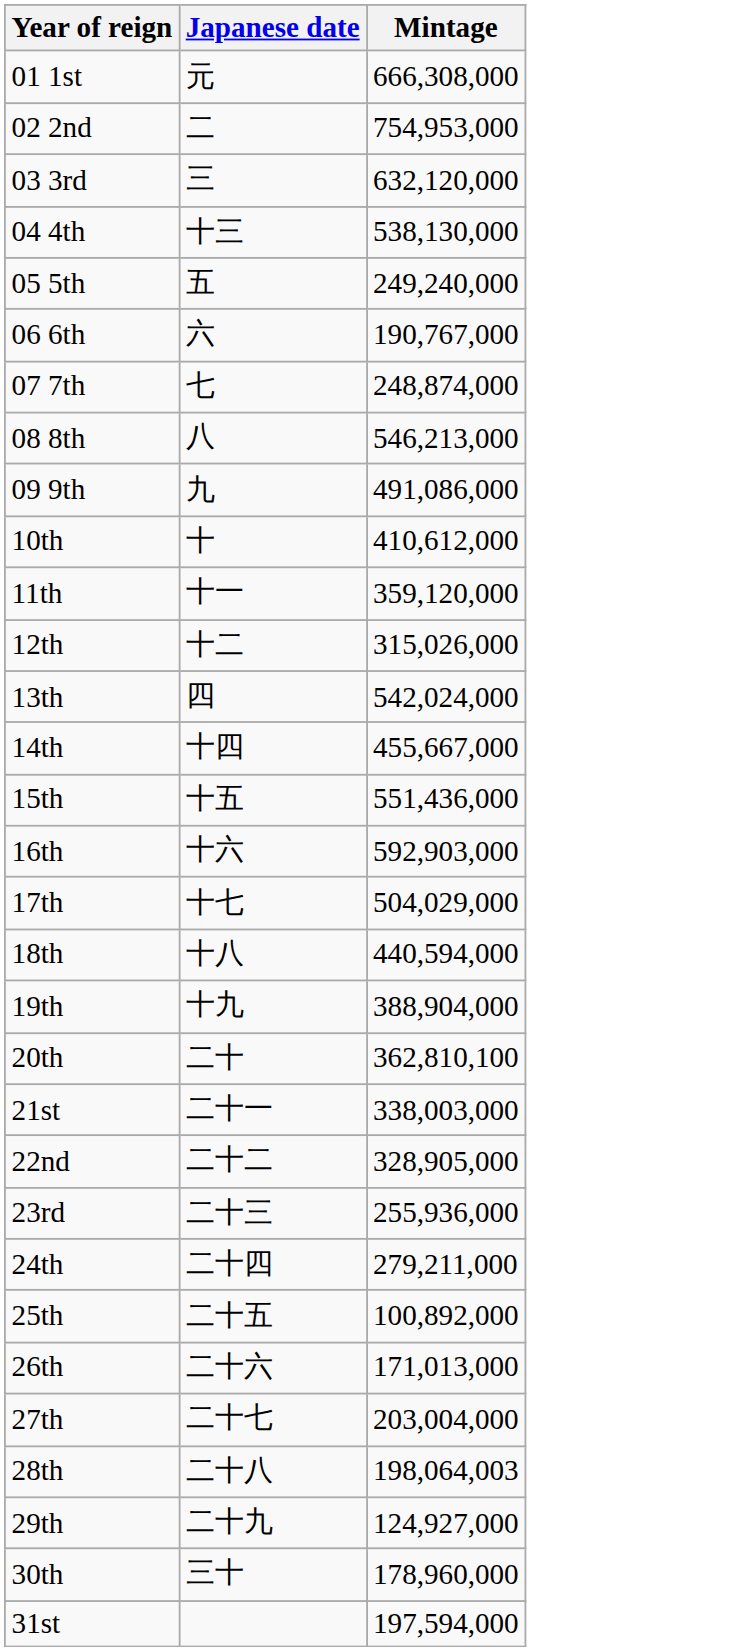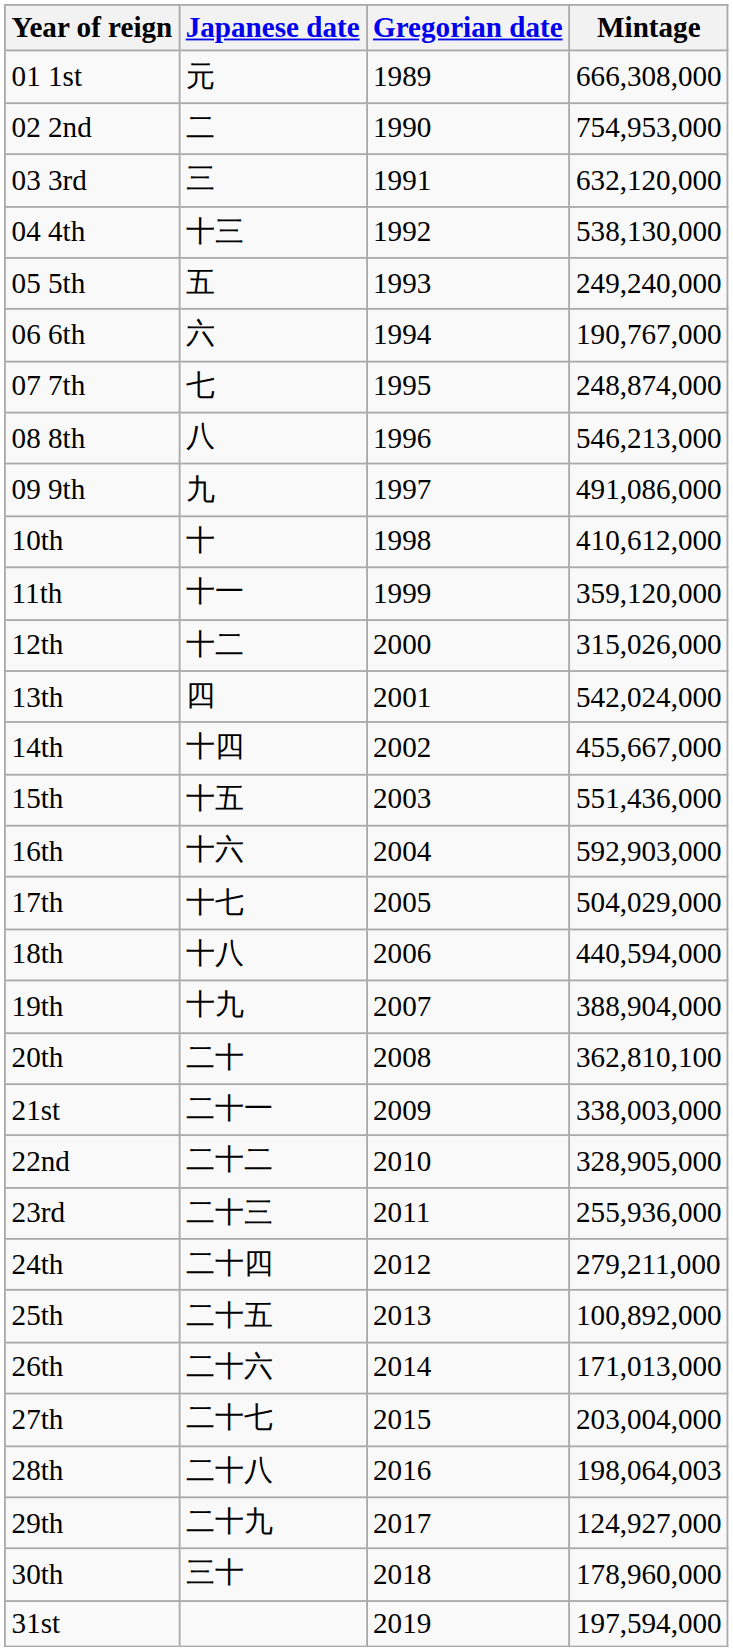+ column: (468, 27)
